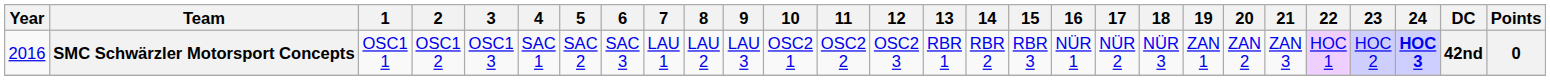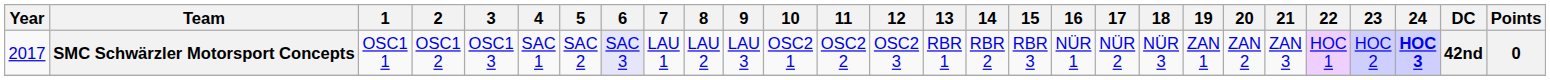(27, 53) 2016 -> (27, 53) 2017
(623, 53) no background -> (623, 53) lavender background
